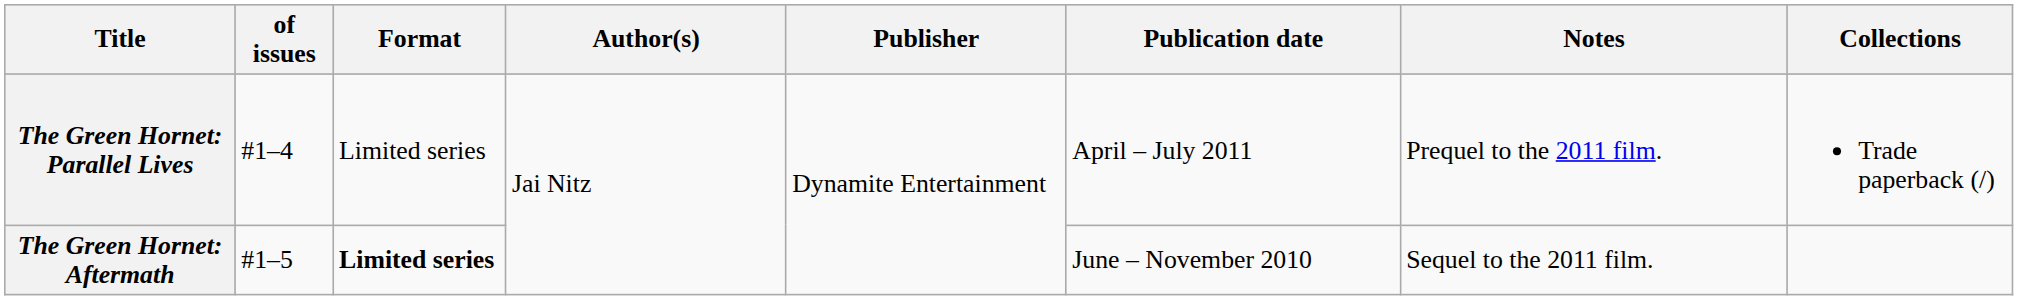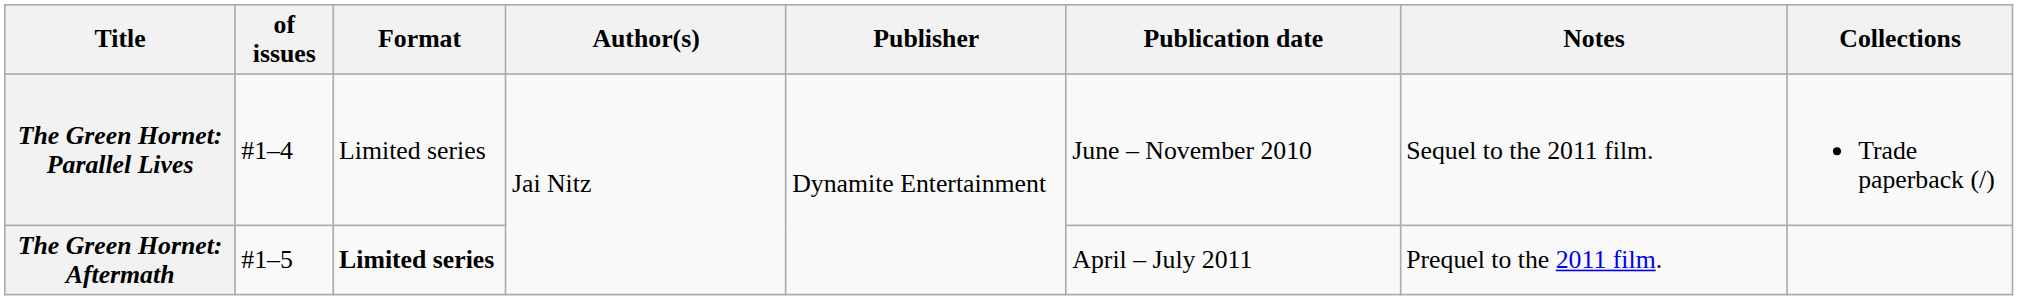(1162, 149) April – July 2011 -> (1192, 149) June – November 2010
(1534, 149) Prequel to the 2011 film. -> (1530, 149) Sequel to the 2011 film.
(1192, 259) June – November 2010 -> (1162, 259) April – July 2011
(1530, 259) Sequel to the 2011 film. -> (1534, 259) Prequel to the 2011 film.
